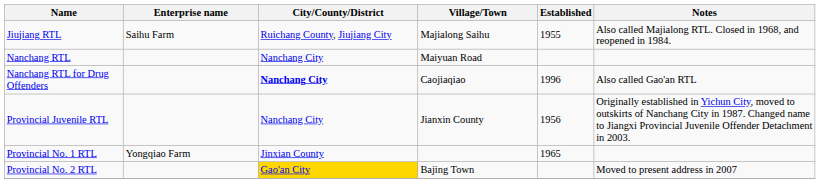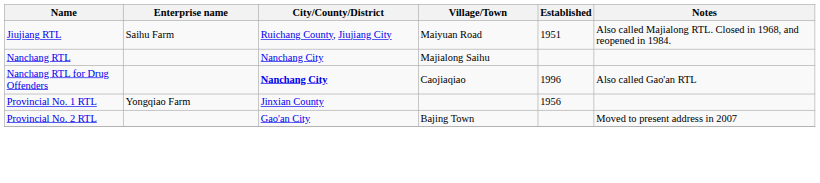(455, 35) Majialong Saihu -> (451, 35) Maiyuan Road
(550, 35) 1955 -> (551, 35) 1951
(451, 57) Maiyuan Road -> (455, 57) Majialong Saihu
- row: (58, 119)
(550, 153) 1965 -> (551, 102) 1956
(285, 170) gold background -> (285, 118) no background
